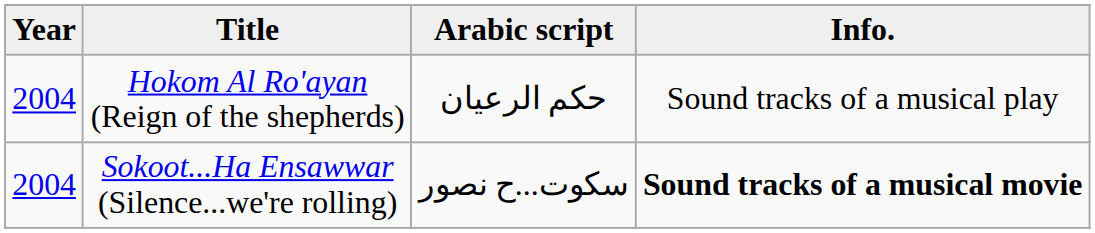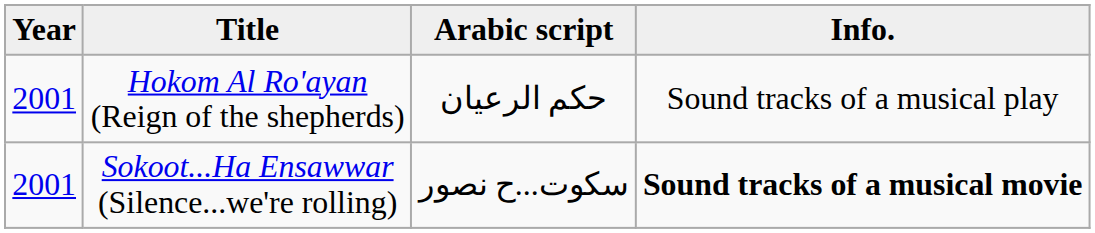(44, 98) 2004 -> (44, 98) 2001
(44, 184) 2004 -> (44, 184) 2001
